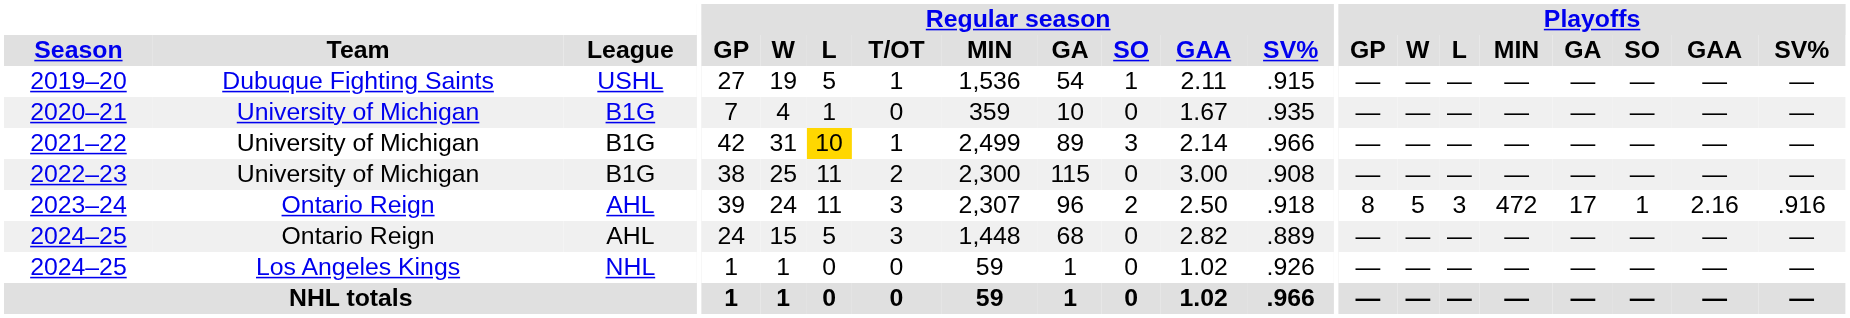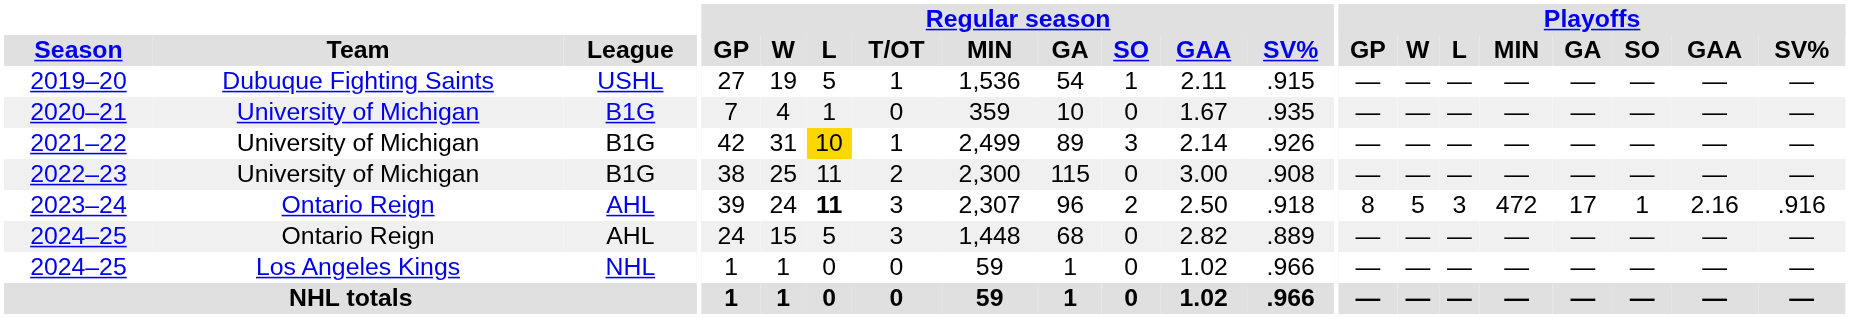(1291, 143) .966 -> (1291, 143) .926
(829, 205) normal -> (829, 205) bold
(1291, 267) .926 -> (1291, 267) .966
